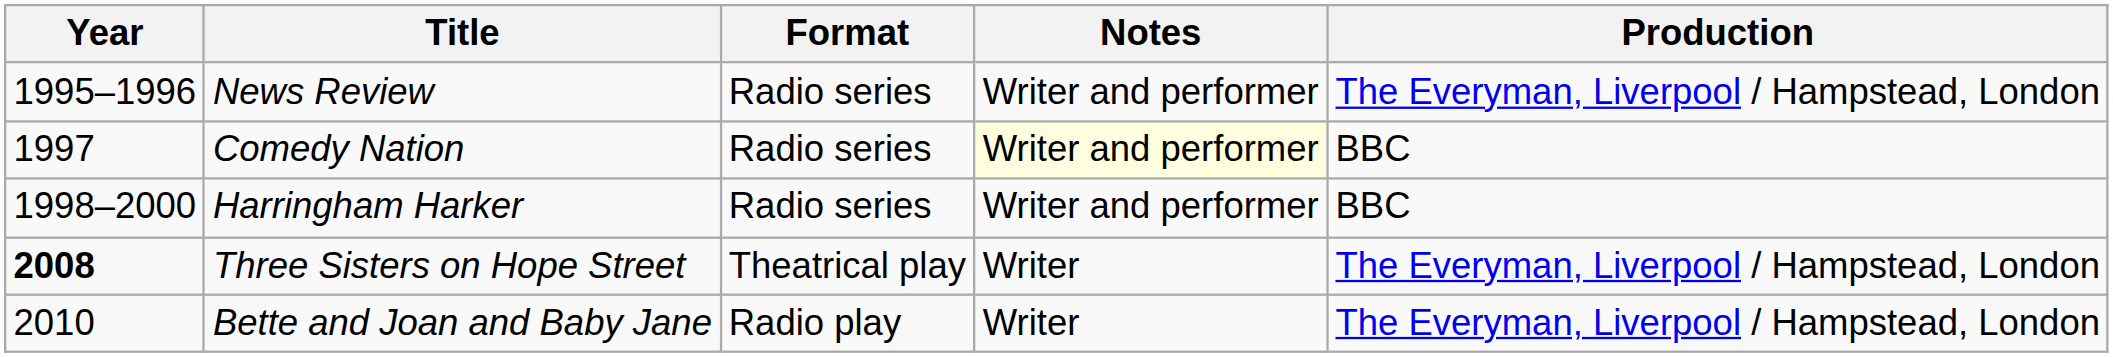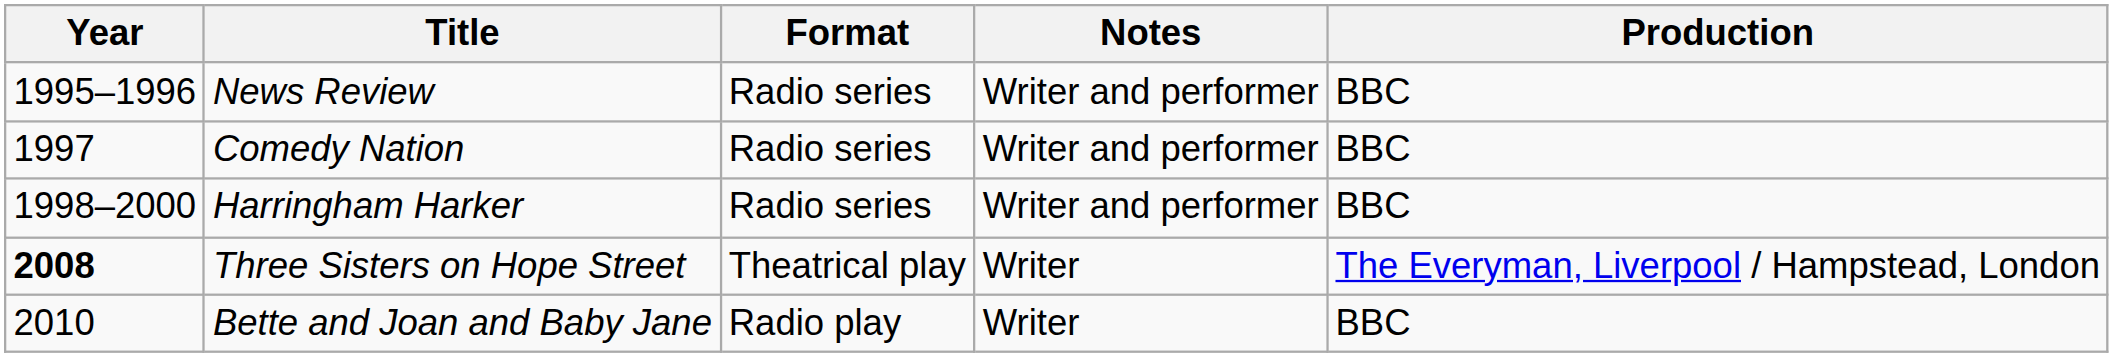(1718, 91) The Everyman, Liverpool / Hampstead, London -> (1373, 91) BBC
(1151, 149) lightyellow background -> (1151, 149) no background
(1718, 322) The Everyman, Liverpool / Hampstead, London -> (1373, 322) BBC
